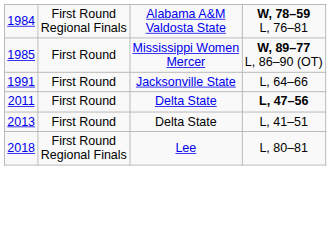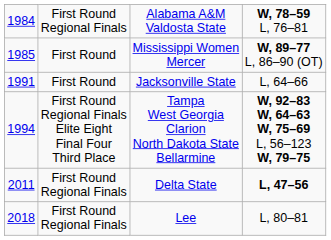+ row: (21, 129)
(84, 101) First Round -> (84, 184) First Round Regional Finals
- row: (21, 121)
